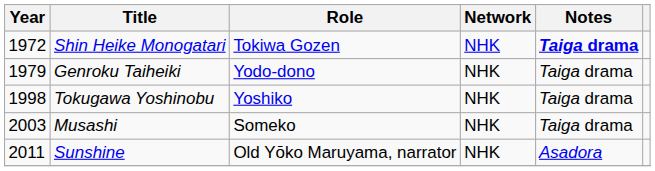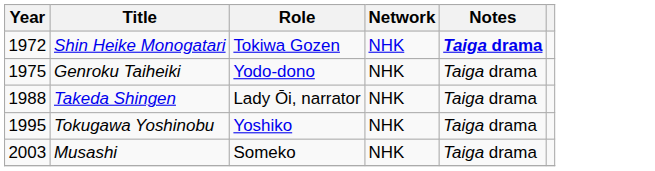(27, 71) 1979 -> (27, 71) 1975
+ row: (115, 98)
(27, 98) 1998 -> (27, 125) 1995
- row: (89, 152)
